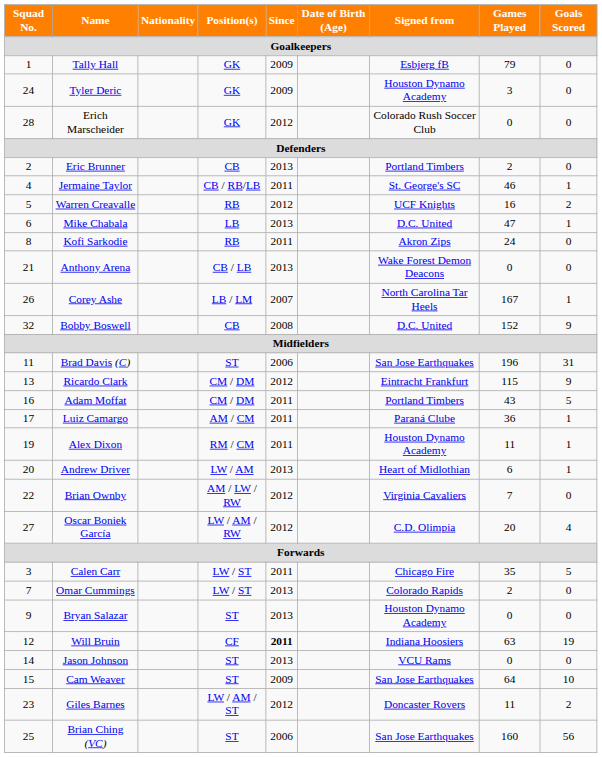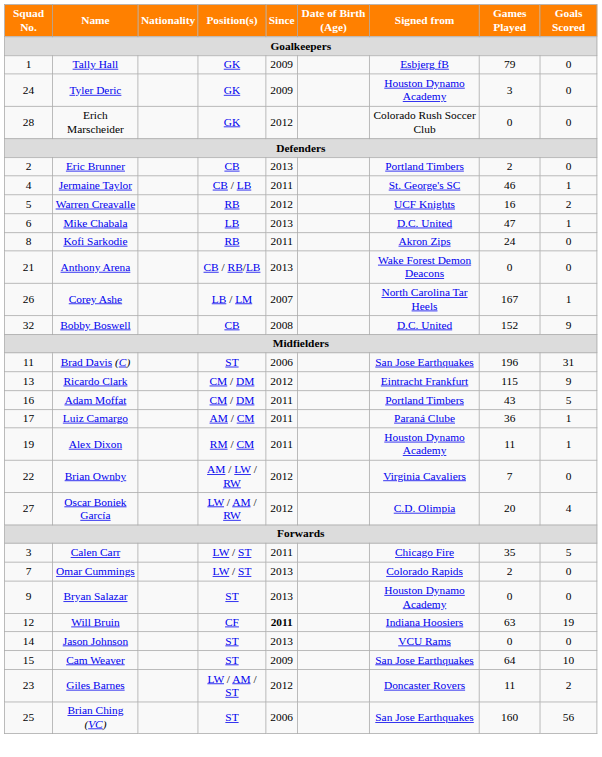(232, 185) CB / RB/LB -> (232, 185) CB / LB
(232, 267) CB / LB -> (232, 267) CB / RB/LB
- row: (95, 470)
